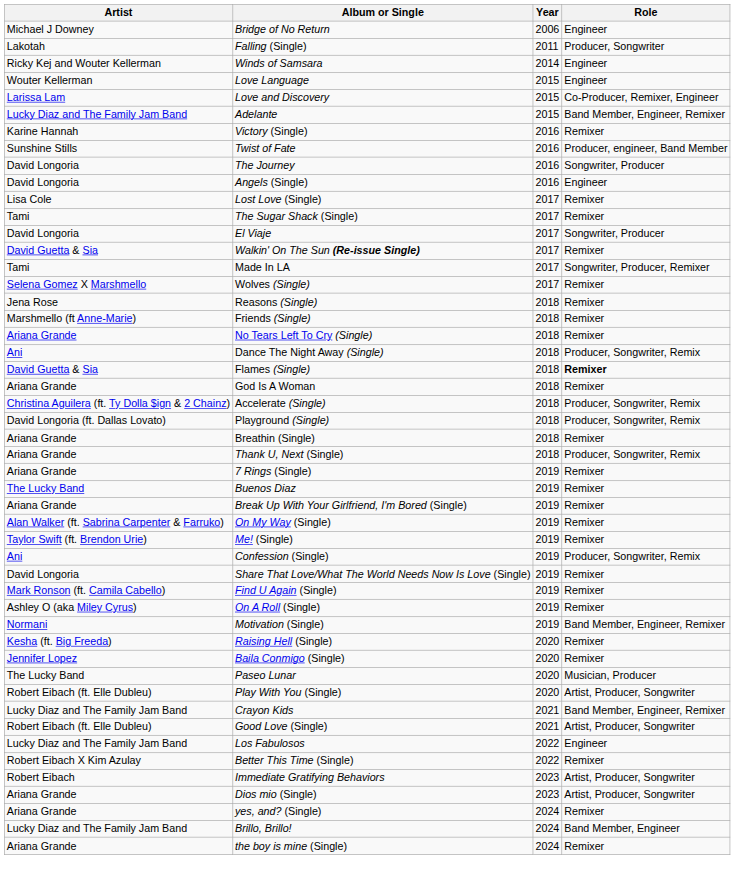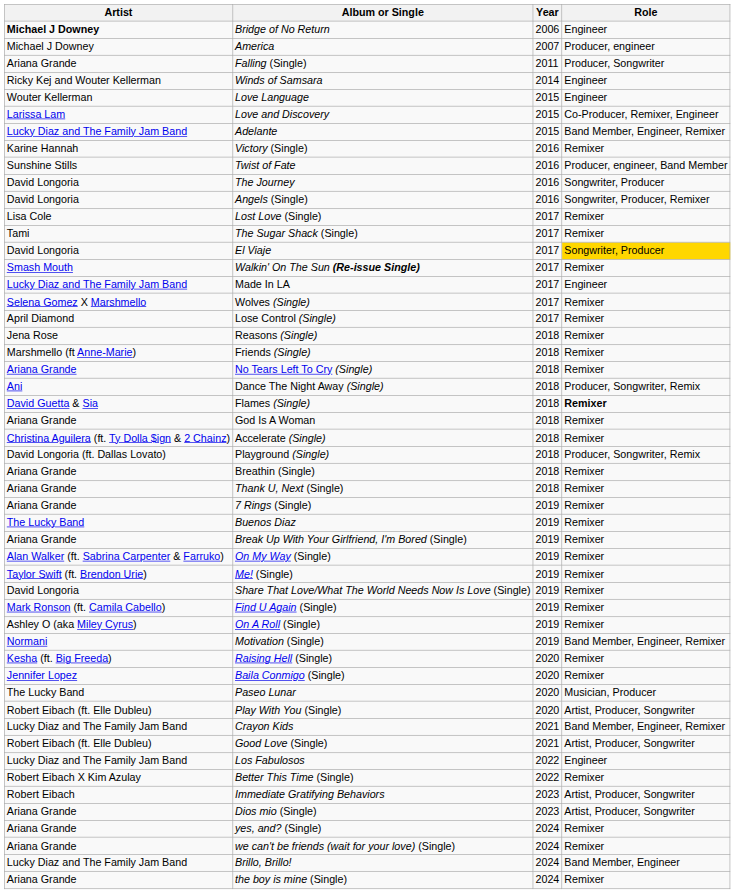(50, 30) normal -> (53, 30) bold
+ row: (255, 47)
(26, 47) Lakotah -> (42, 64) Ariana Grande
(586, 183) Engineer -> (637, 200) Songwriter, Producer, Remixer
(614, 234) no background -> (614, 251) gold background
(52, 251) David Guetta & Sia -> (40, 268) Smash Mouth
(18, 268) Tami -> (97, 285) Lucky Diaz and The Family Jam Band
(637, 268) Songwriter, Producer, Remixer -> (586, 285) Engineer
+ row: (285, 319)
(632, 404) Producer, Songwriter, Remix -> (584, 438) Remixer
(632, 455) Producer, Songwriter, Remix -> (584, 489) Remixer
- row: (282, 557)
+ row: (345, 846)
